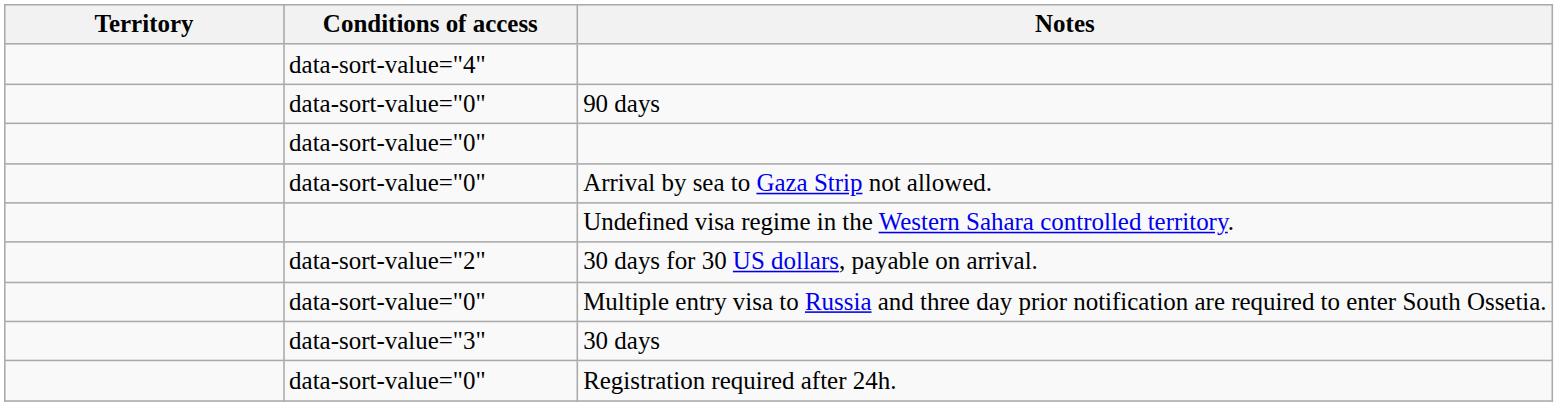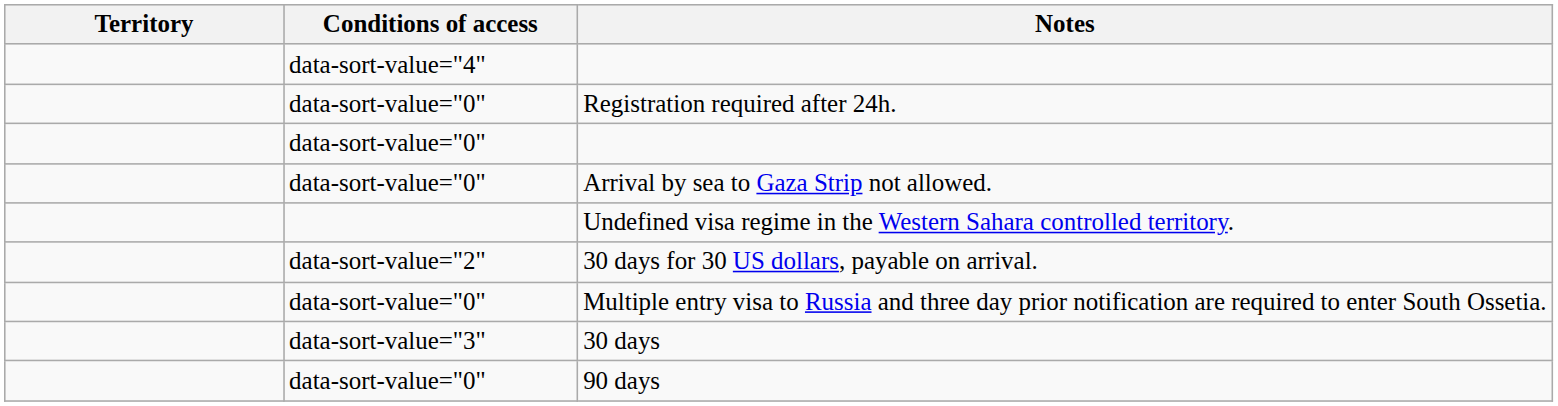rows swapped: (387, 103) <-> (387, 380)
